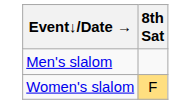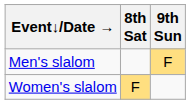+ column: (168, 27)
